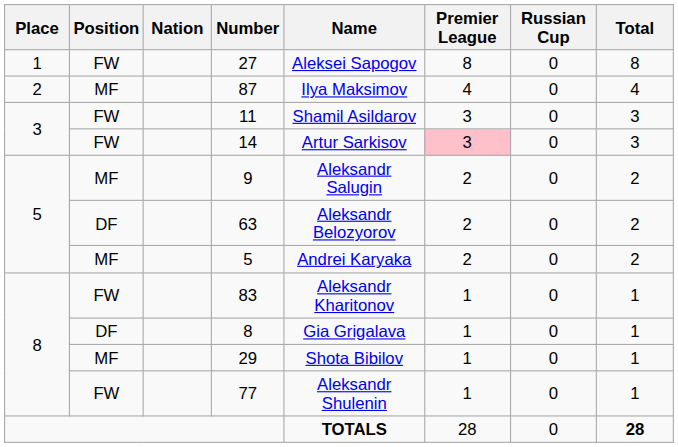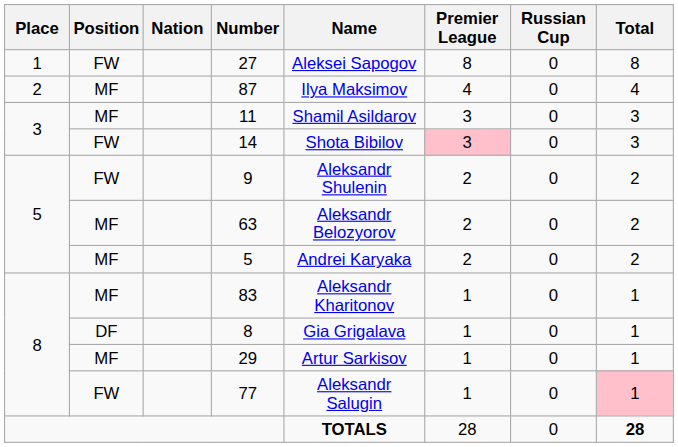(106, 116) FW -> (106, 116) MF
(354, 143) Artur Sarkisov -> (354, 143) Shota Bibilov
(106, 178) MF -> (106, 178) FW
(354, 178) Aleksandr Salugin -> (354, 178) Aleksandr Shulenin
(106, 224) DF -> (106, 224) MF
(106, 295) FW -> (106, 295) MF
(354, 357) Shota Bibilov -> (354, 357) Artur Sarkisov
(354, 393) Aleksandr Shulenin -> (354, 393) Aleksandr Salugin
(635, 393) no background -> (635, 393) pink background
